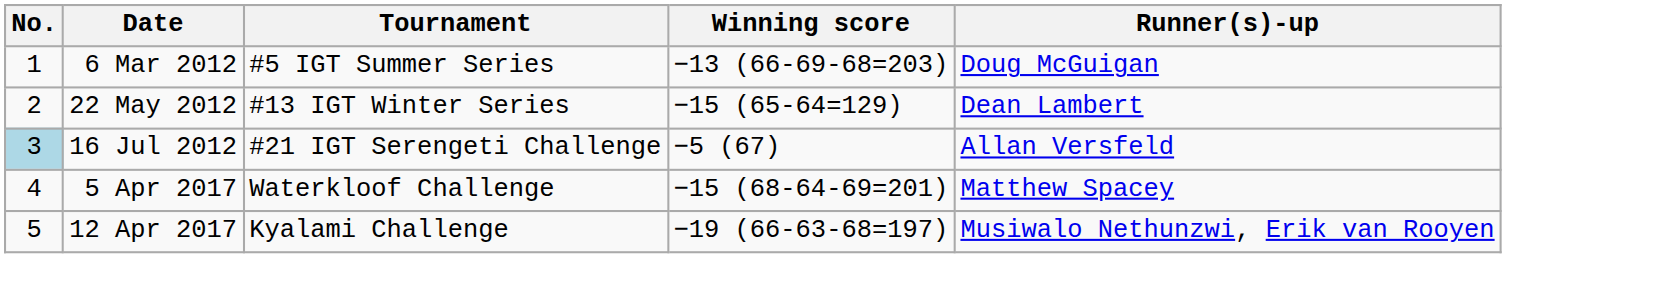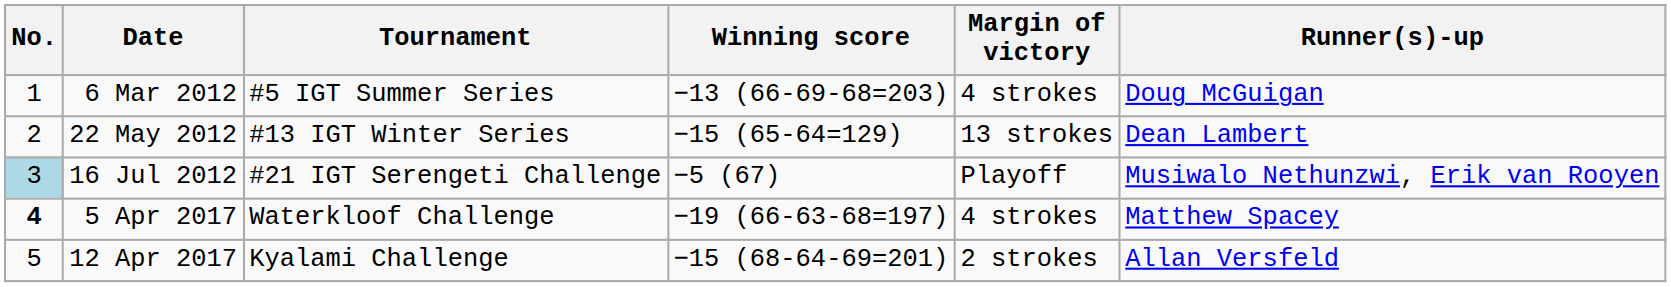+ column: (1037, 40)
(1067, 149) Allan Versfeld -> (1392, 178) Musiwalo Nethunzwi, Erik van Rooyen
(34, 190) normal -> (34, 219) bold
(811, 190) −15 (68-64-69=201) -> (811, 219) −19 (66-63-68=197)
(811, 231) −19 (66-63-68=197) -> (811, 260) −15 (68-64-69=201)
(1228, 231) Musiwalo Nethunzwi, Erik van Rooyen -> (1232, 260) Allan Versfeld
